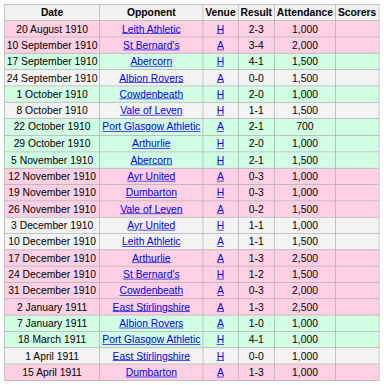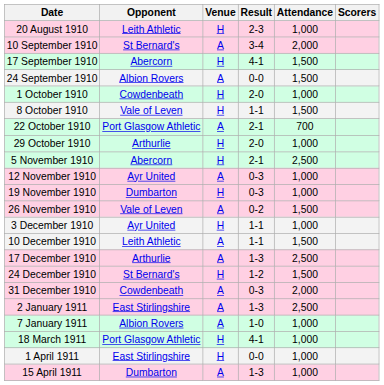(305, 160) 1,500 -> (305, 160) 2,500
